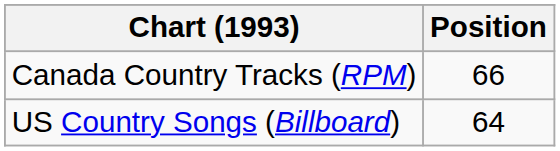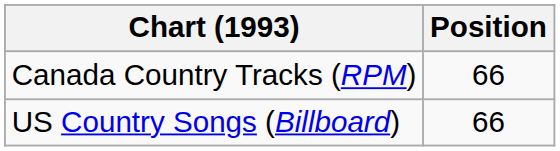(488, 121) 64 -> (488, 121) 66
